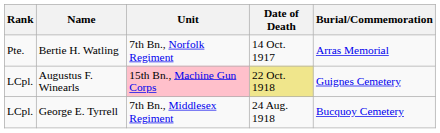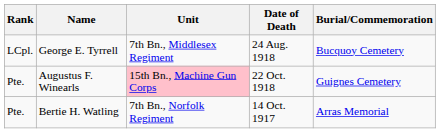rows swapped: (78, 112) <-> (79, 50)
(20, 81) LCpl. -> (16, 81) Pte.
(269, 81) khaki background -> (269, 81) no background
